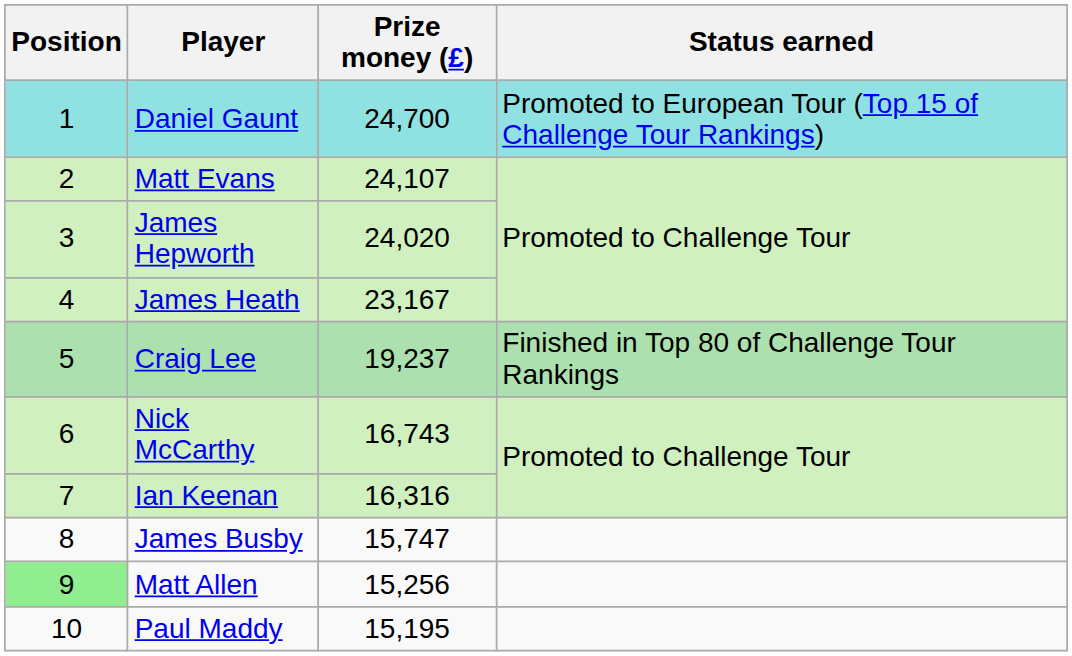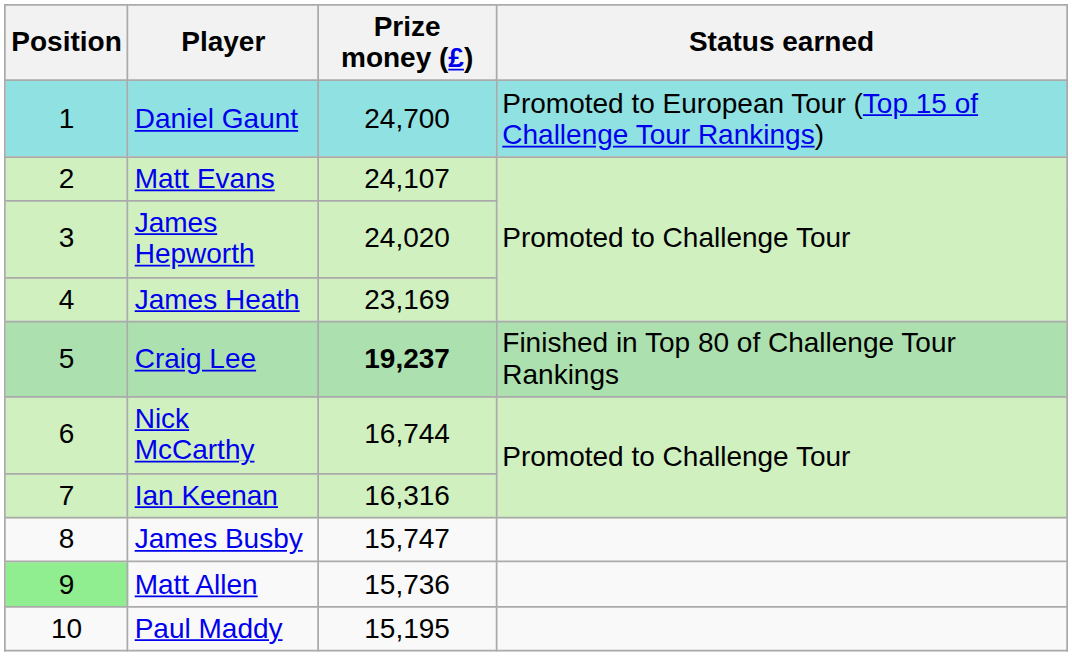(407, 298) 23,167 -> (407, 298) 23,169
(407, 358) normal -> (407, 358) bold
(407, 434) 16,743 -> (407, 434) 16,744
(407, 583) 15,256 -> (407, 583) 15,736
